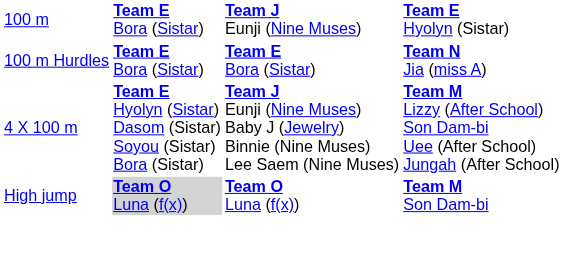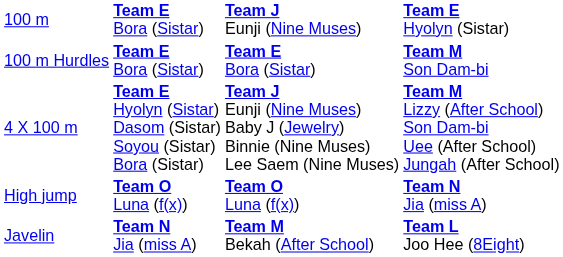(445, 60) Team N Jia (miss A) -> (446, 60) Team M Son Dam-bi
(150, 195) lightgrey background -> (150, 195) no background
(446, 195) Team M Son Dam-bi -> (445, 195) Team N Jia (miss A)
+ row: (29, 236)
